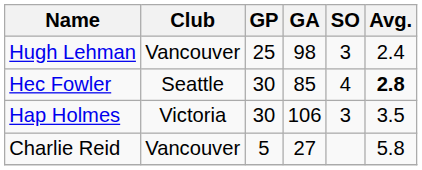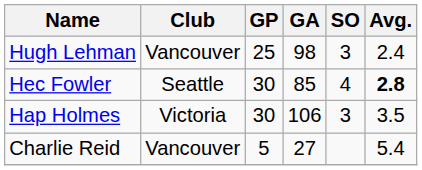(391, 148) 5.8 -> (391, 148) 5.4
